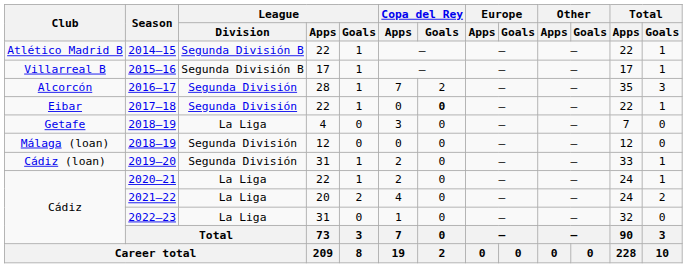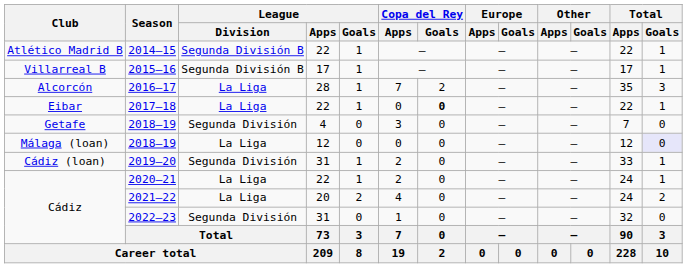(243, 87) Segunda División -> (243, 87) La Liga
(243, 106) Segunda División -> (243, 106) La Liga
(243, 124) La Liga -> (243, 124) Segunda División
(243, 143) Segunda División -> (243, 143) La Liga
(662, 143) no background -> (662, 143) lavender background
(243, 216) La Liga -> (243, 216) Segunda División
